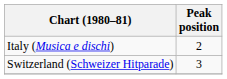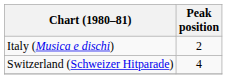(199, 64) 3 -> (199, 64) 4
